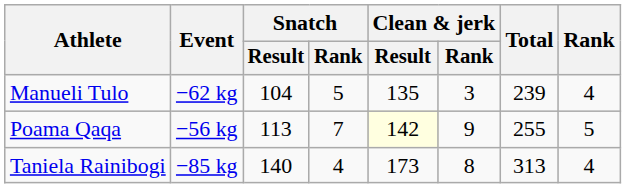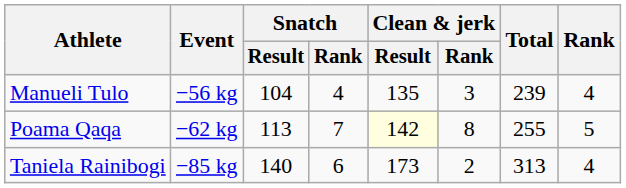(207, 93) −62 kg -> (207, 93) −56 kg
(338, 93) 5 -> (338, 93) 4
(207, 129) −56 kg -> (207, 129) −62 kg
(469, 129) 9 -> (469, 129) 8
(338, 165) 4 -> (338, 165) 6
(469, 165) 8 -> (469, 165) 2
